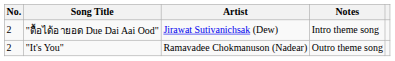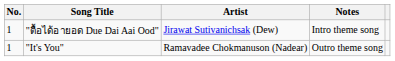(9, 30) 2 -> (9, 30) 1
(9, 48) 2 -> (9, 48) 1
